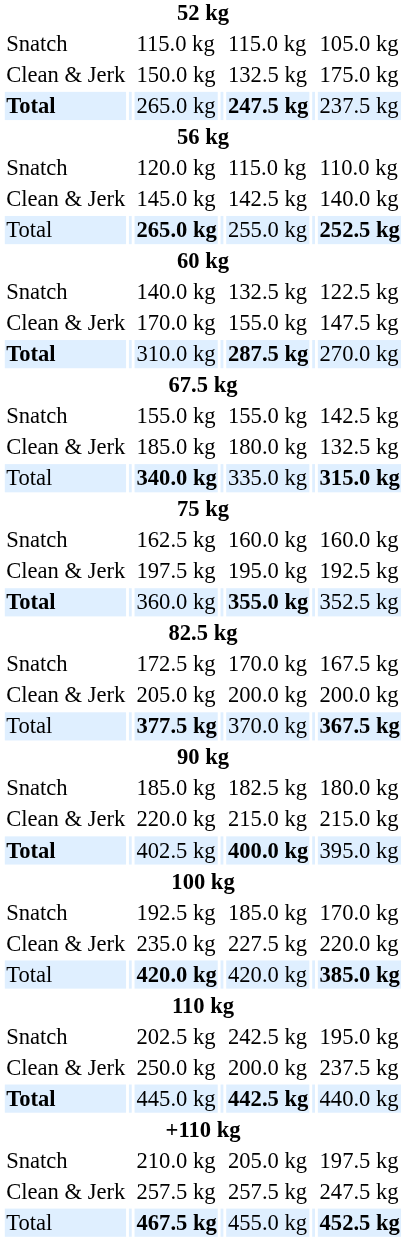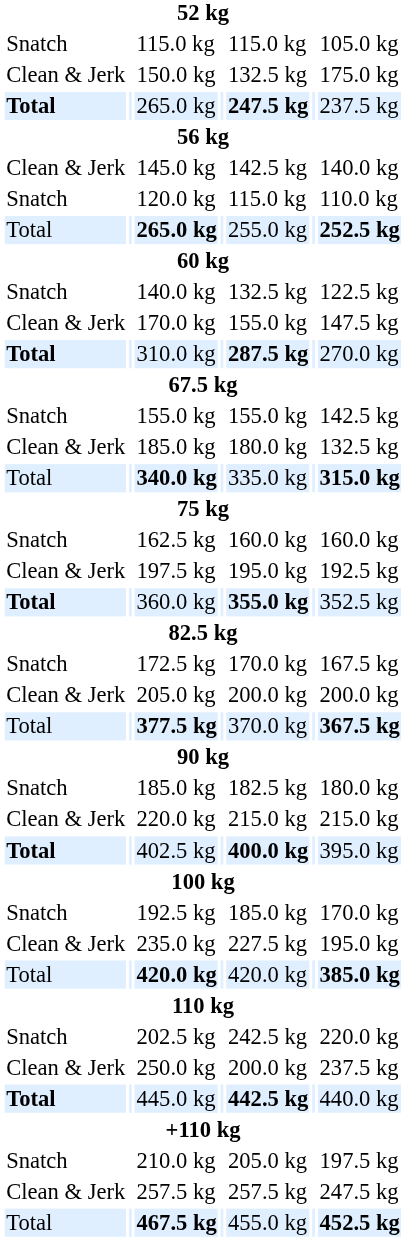rows swapped: (37, 167) <-> (66, 198)
(359, 943) 220.0 kg -> (359, 943) 195.0 kg
(359, 1036) 195.0 kg -> (359, 1036) 220.0 kg
